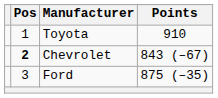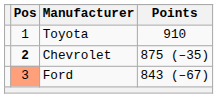(175, 56) 843 (–67) -> (175, 56) 875 (–35)
(25, 77) no background -> (25, 77) lightsalmon background
(175, 77) 875 (–35) -> (175, 77) 843 (–67)
